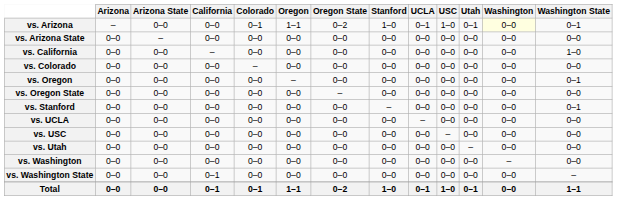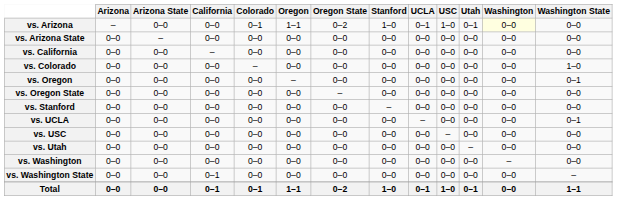(574, 25) 0–1 -> (574, 25) 0–0
(574, 52) 1–0 -> (574, 52) 0–0
(574, 66) 0–0 -> (574, 66) 1–0
(574, 107) 0–1 -> (574, 107) 0–0
(574, 121) 0–0 -> (574, 121) 0–1
